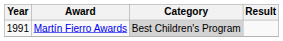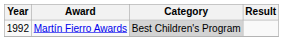(18, 28) 1991 -> (18, 28) 1992
